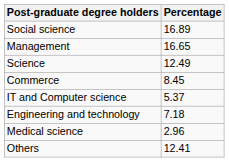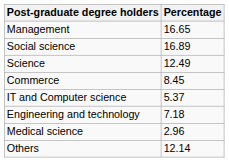rows swapped: (41, 30) <-> (38, 47)
(177, 149) 12.41 -> (177, 149) 12.14
